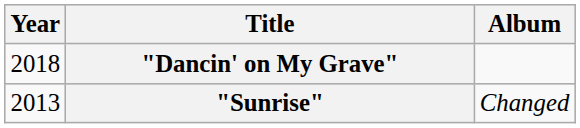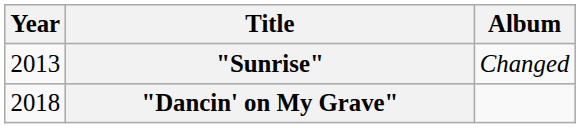rows swapped: (270, 102) <-> (270, 63)
